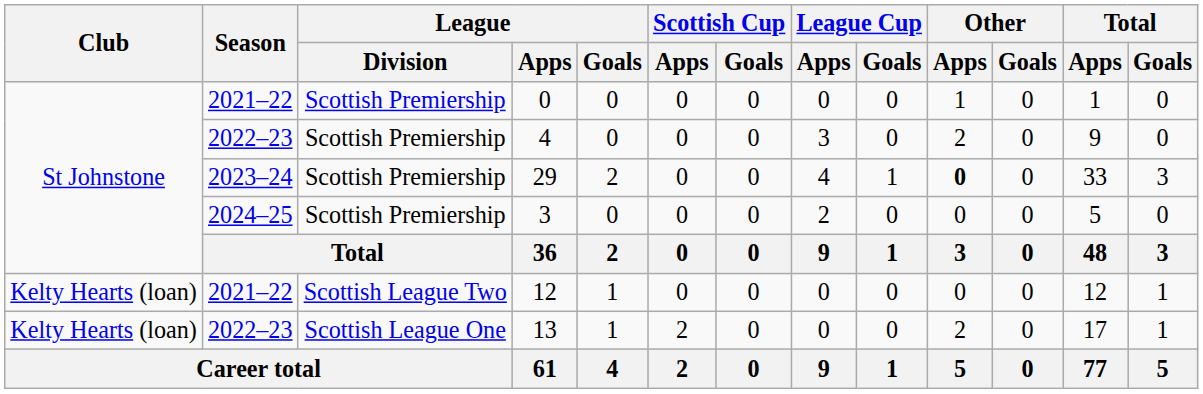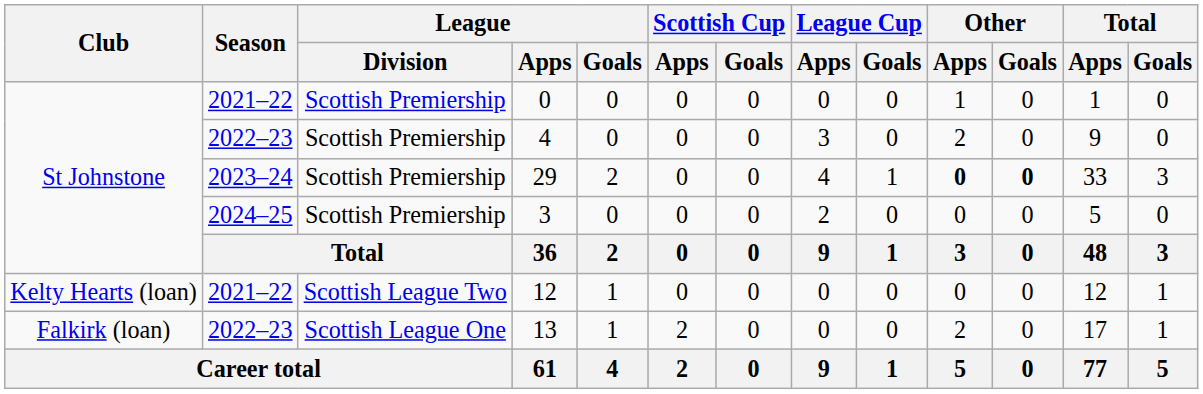(1027, 176) normal -> (1027, 176) bold
(104, 330) Kelty Hearts (loan) -> (104, 330) Falkirk (loan)
